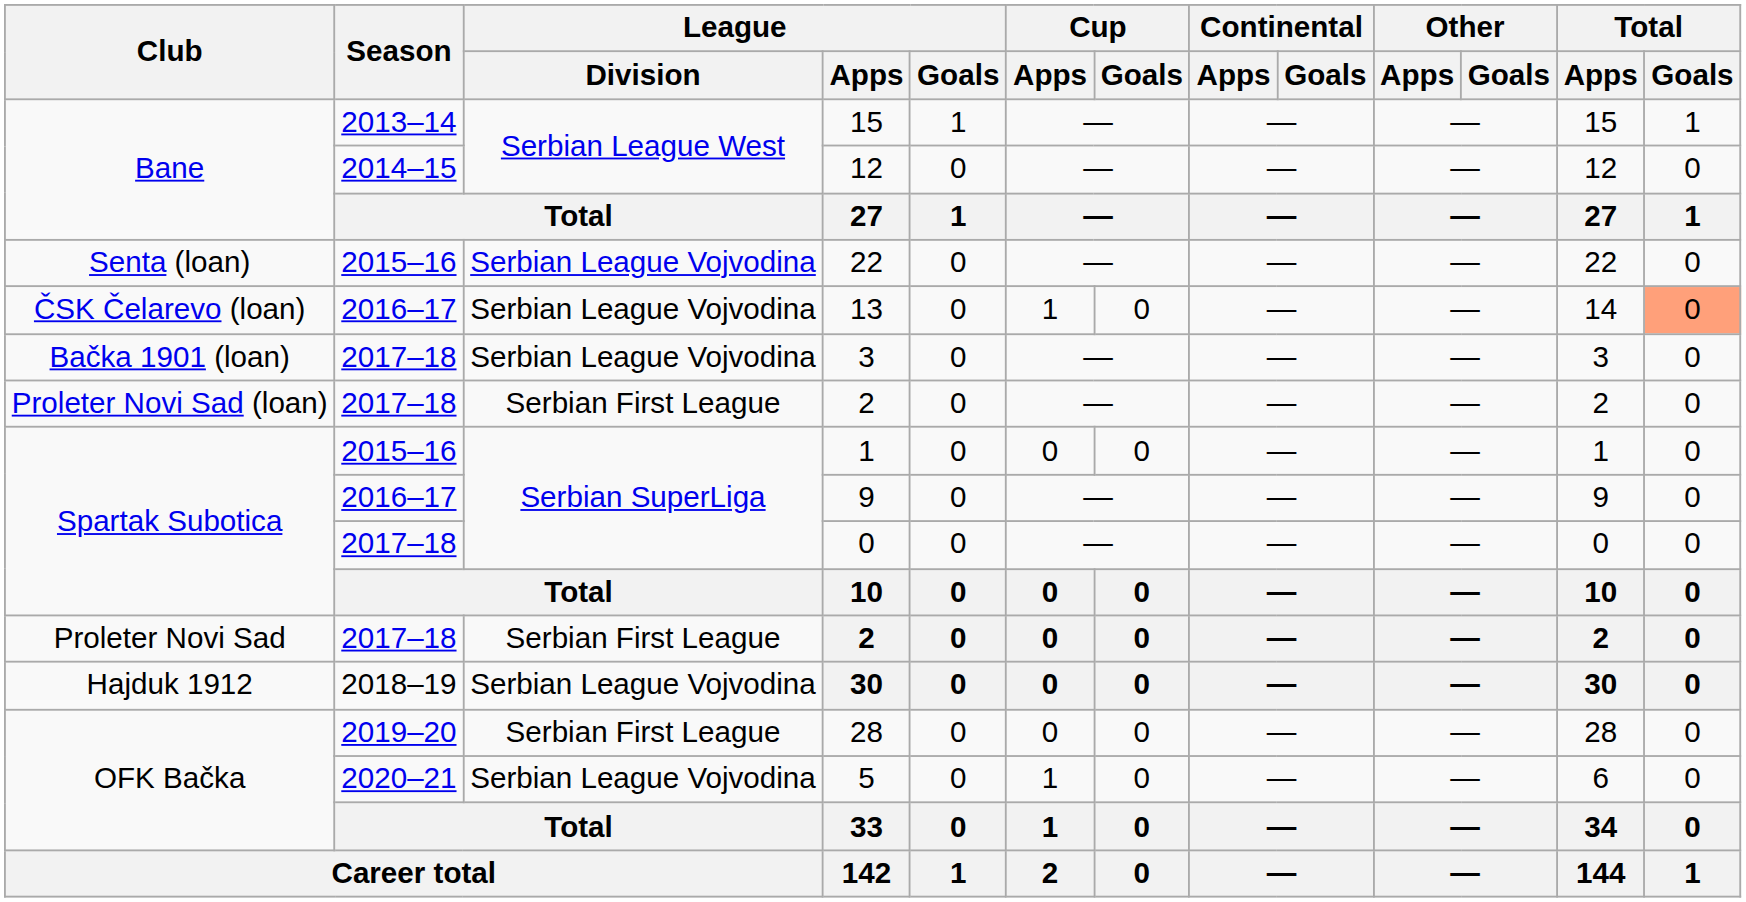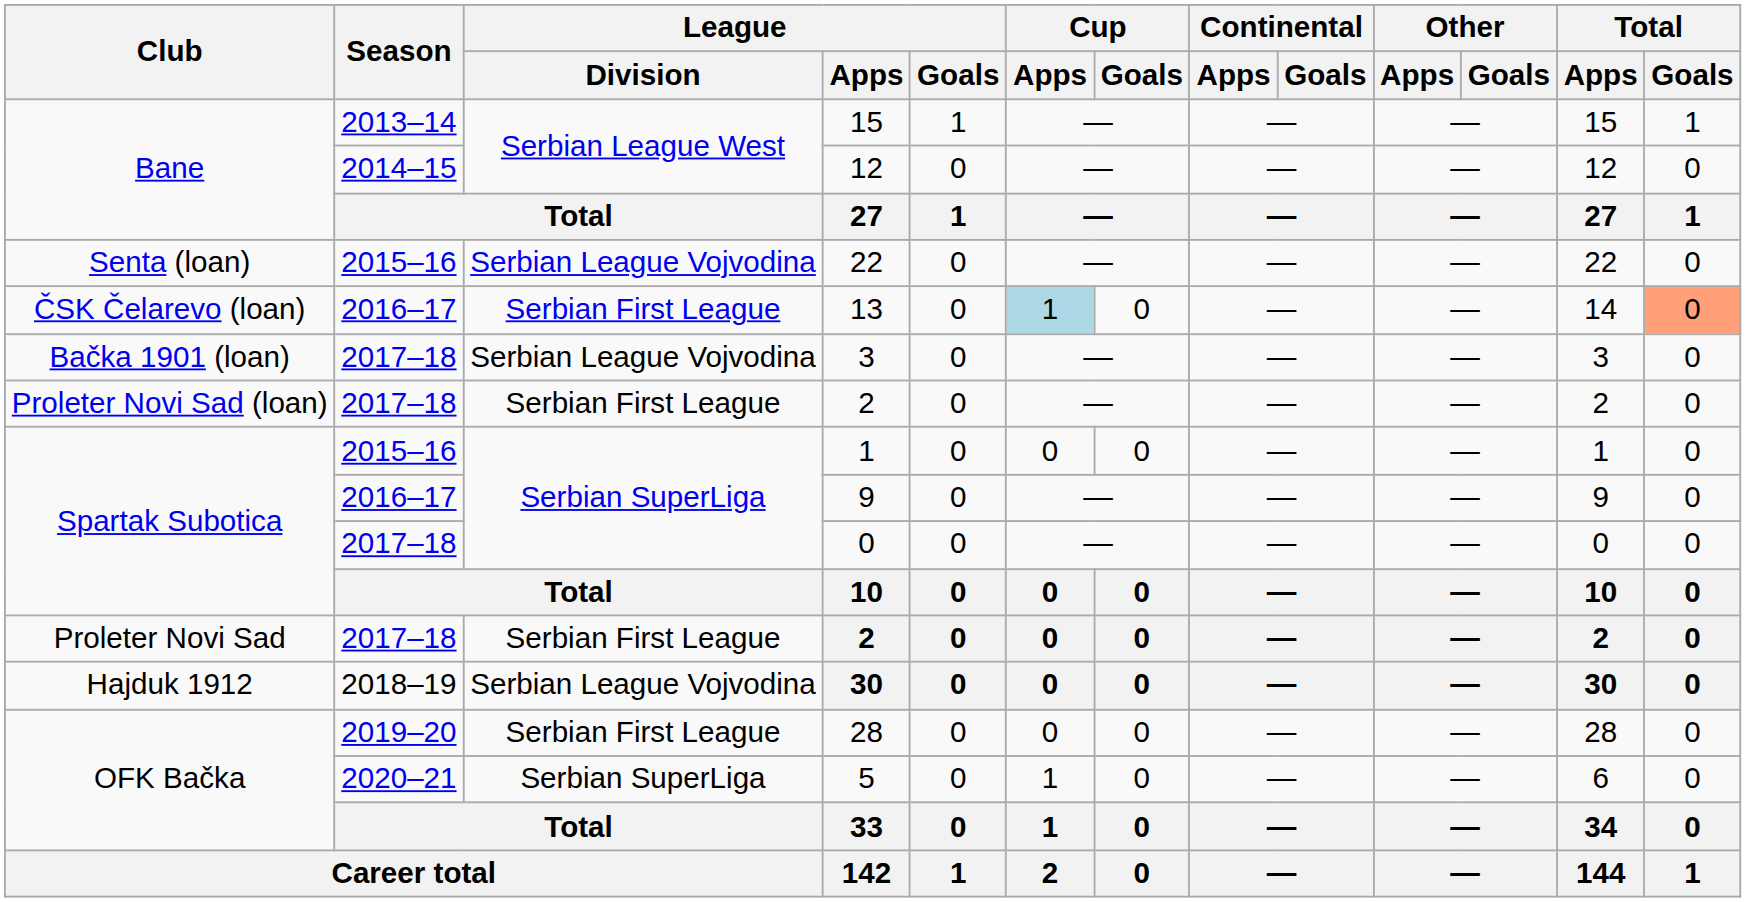(643, 309) Serbian League Vojvodina -> (643, 309) Serbian First League
(1050, 309) no background -> (1050, 309) lightblue background
(643, 779) Serbian League Vojvodina -> (643, 779) Serbian SuperLiga
